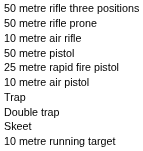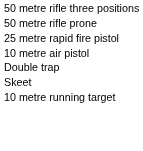- row: (43, 38)
- row: (39, 53)
- row: (15, 97)
